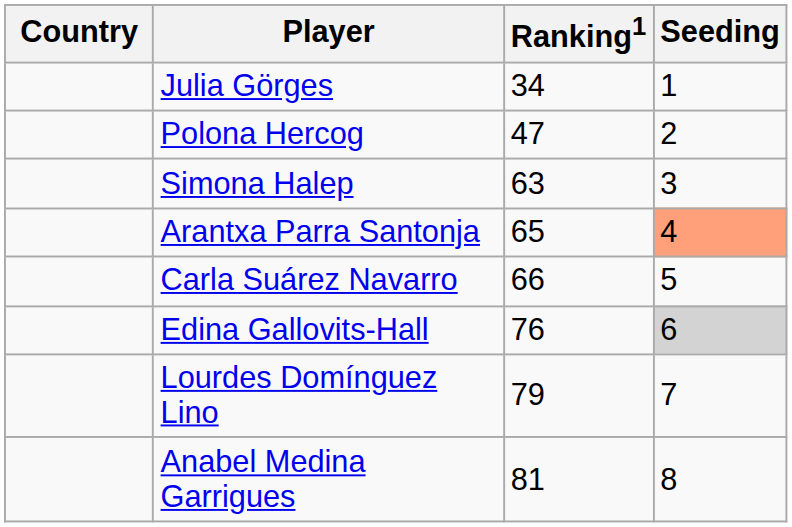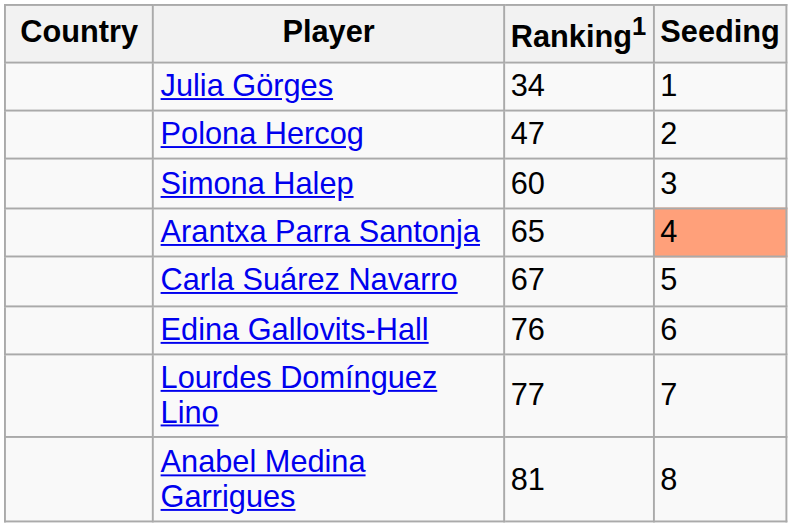(528, 183) 63 -> (528, 183) 60
(528, 280) 66 -> (528, 280) 67
(669, 329) lightgrey background -> (669, 329) no background
(528, 395) 79 -> (528, 395) 77
